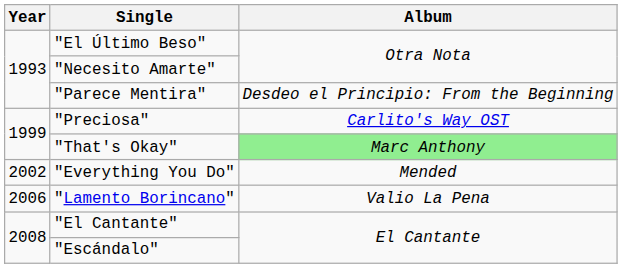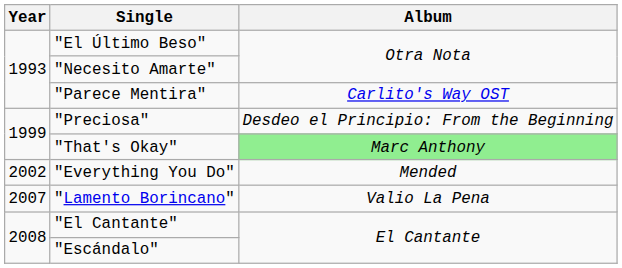(428, 95) Desdeo el Principio: From the Beginning -> (428, 95) Carlito's Way OST
(428, 121) Carlito's Way OST -> (428, 121) Desdeo el Principio: From the Beginning
(27, 198) 2006 -> (27, 198) 2007
